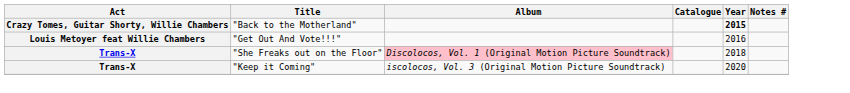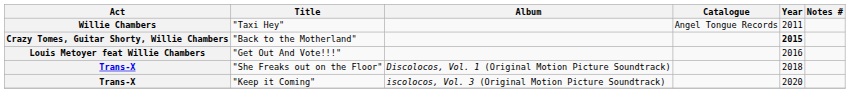+ row: (258, 25)
(529, 53) pink background -> (529, 67) no background
